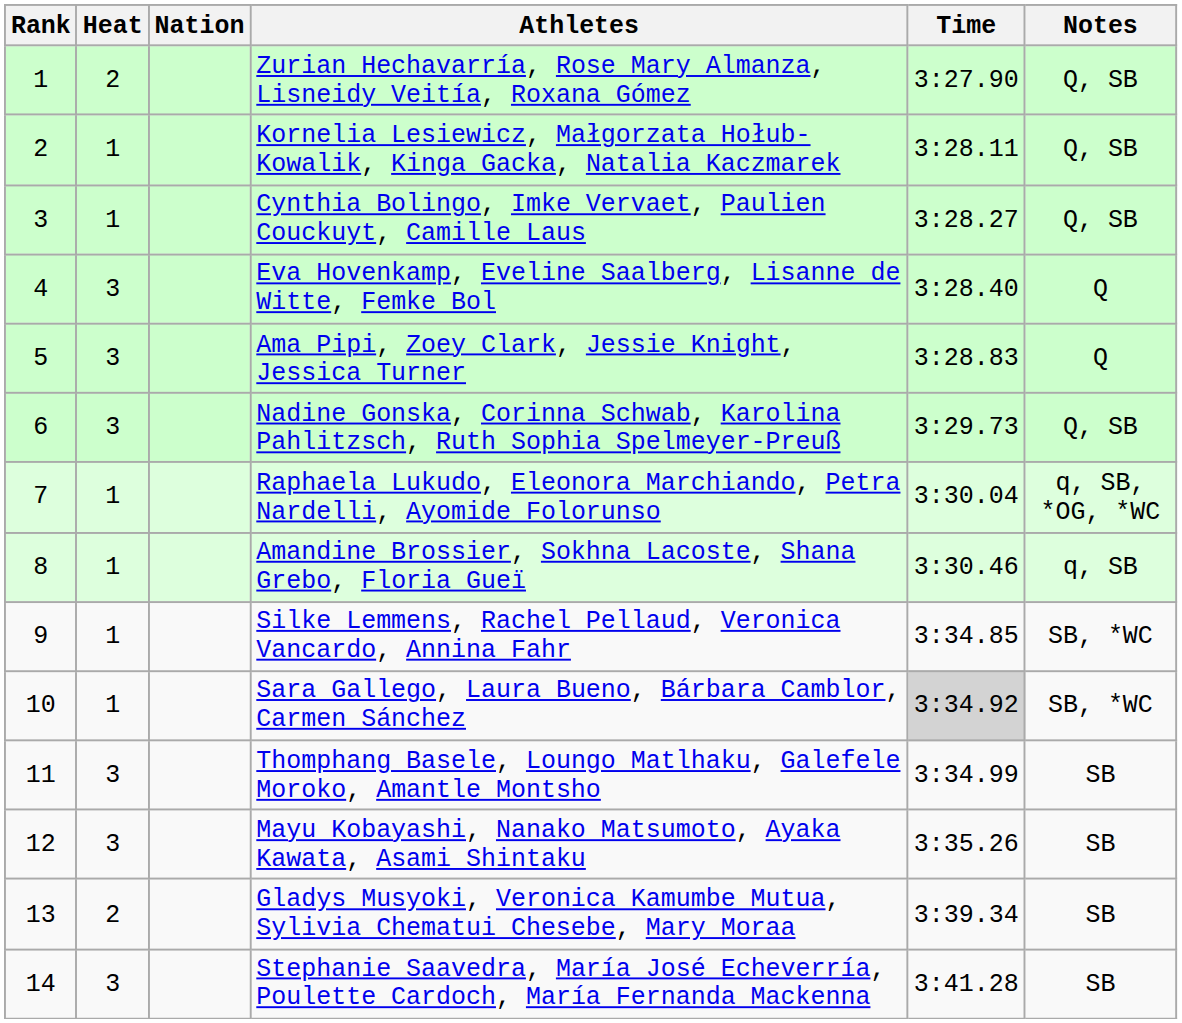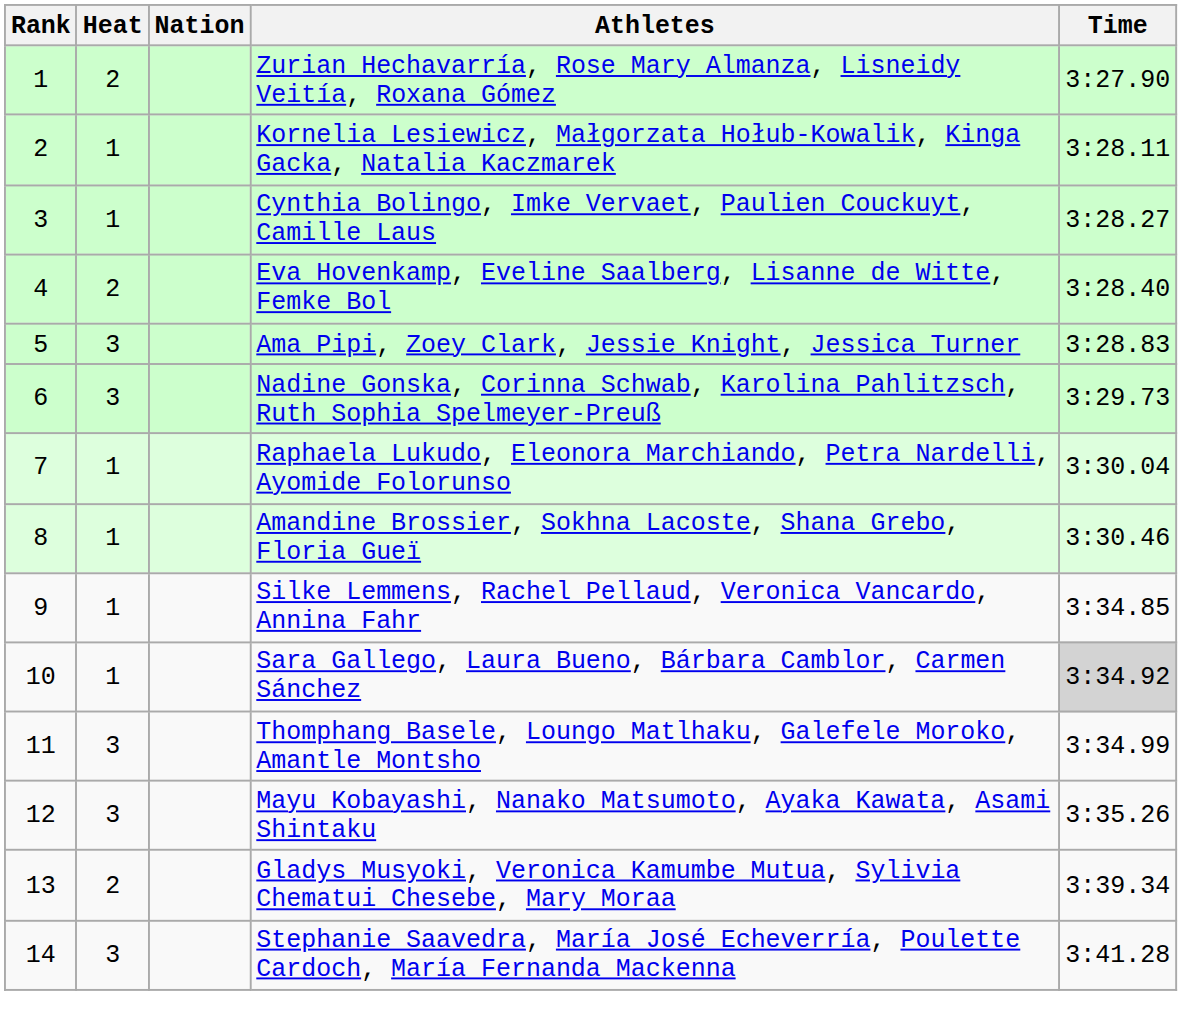- column: (1100, 25)
(113, 289) 3 -> (113, 289) 2
